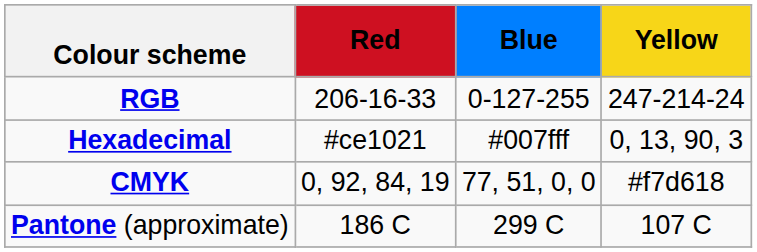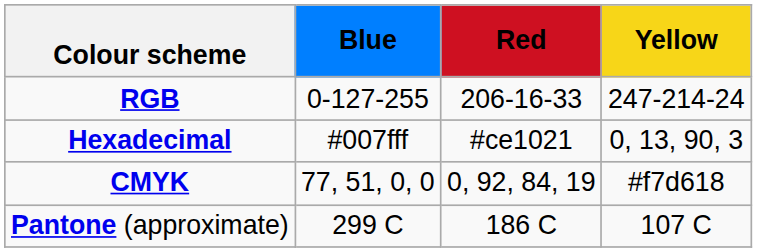columns swapped: (529, 40) <-> (375, 40)
